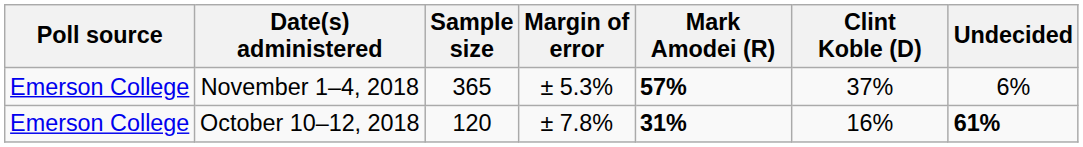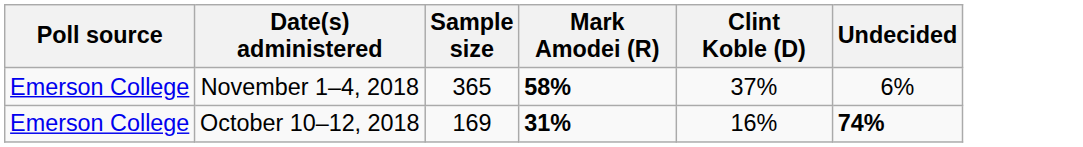- column: (577, 36)
(663, 86) 57% -> (548, 86) 58%
(472, 123) 120 -> (472, 123) 169
(977, 123) 61% -> (861, 123) 74%
